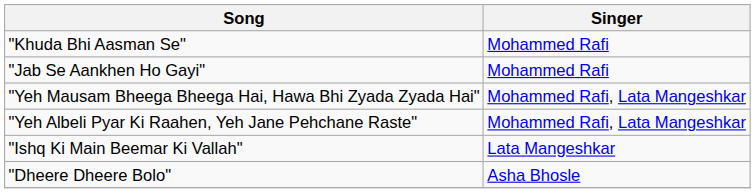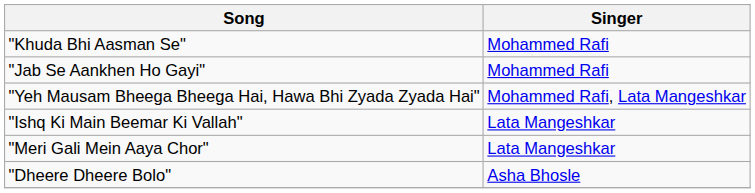- row: (213, 123)
+ row: (109, 149)
